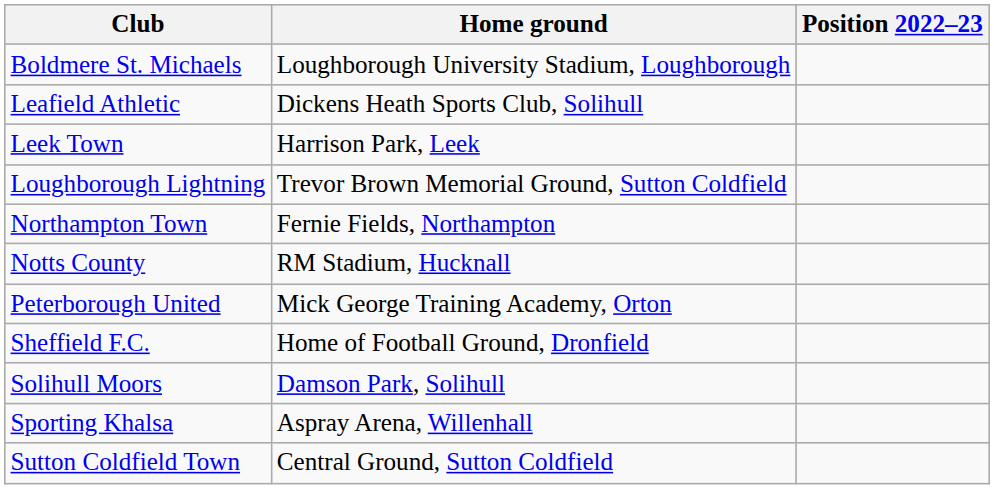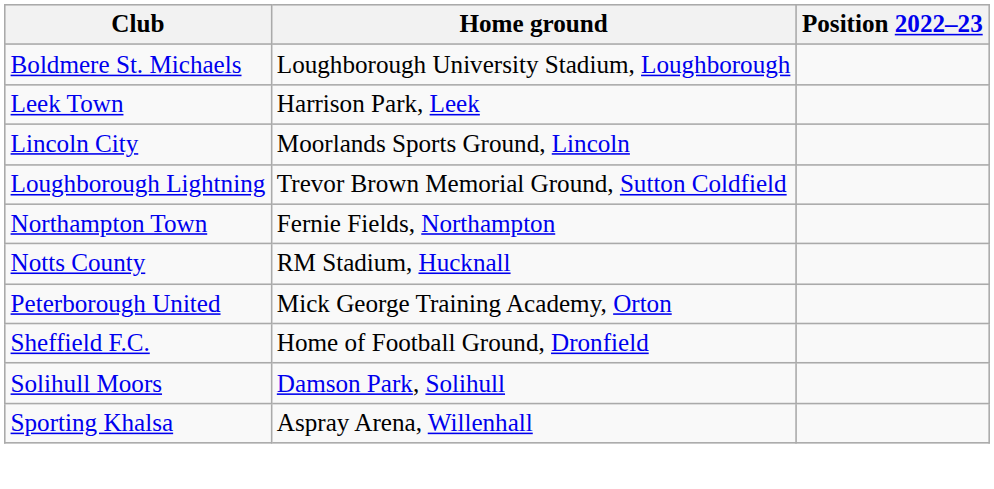- row: (95, 104)
+ row: (74, 143)
- row: (125, 462)
